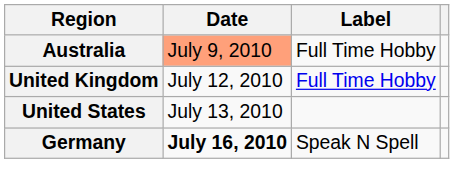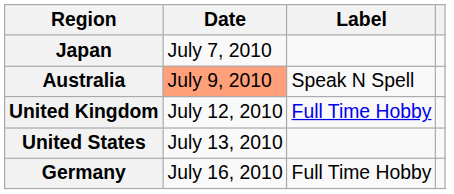+ row: (84, 50)
(366, 50) Full Time Hobby -> (353, 81) Speak N Spell
(227, 142) bold -> (225, 173) normal
(357, 142) Speak N Spell -> (362, 173) Full Time Hobby
